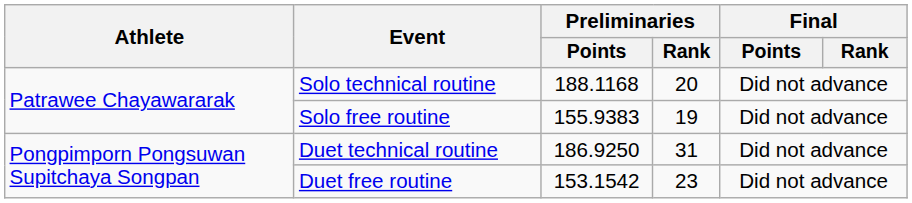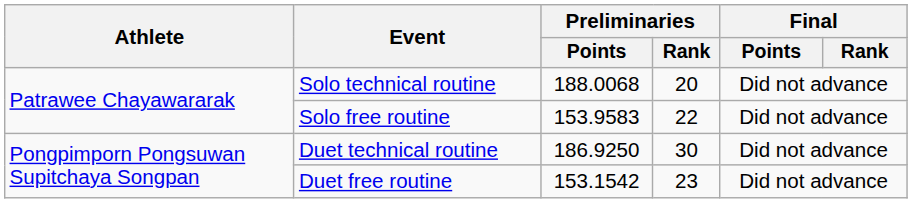(597, 85) 188.1168 -> (597, 85) 188.0068
(597, 117) 155.9383 -> (597, 117) 153.9583
(687, 117) 19 -> (687, 117) 22
(687, 150) 31 -> (687, 150) 30
